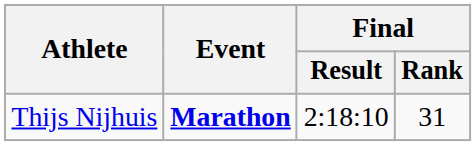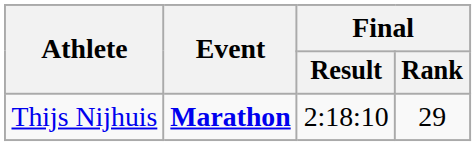(432, 117) 31 -> (432, 117) 29
